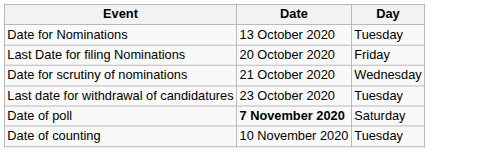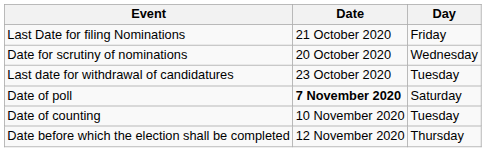- row: (67, 34)
(287, 55) 20 October 2020 -> (343, 34) 21 October 2020
(287, 75) 21 October 2020 -> (343, 55) 20 October 2020
+ row: (149, 136)
